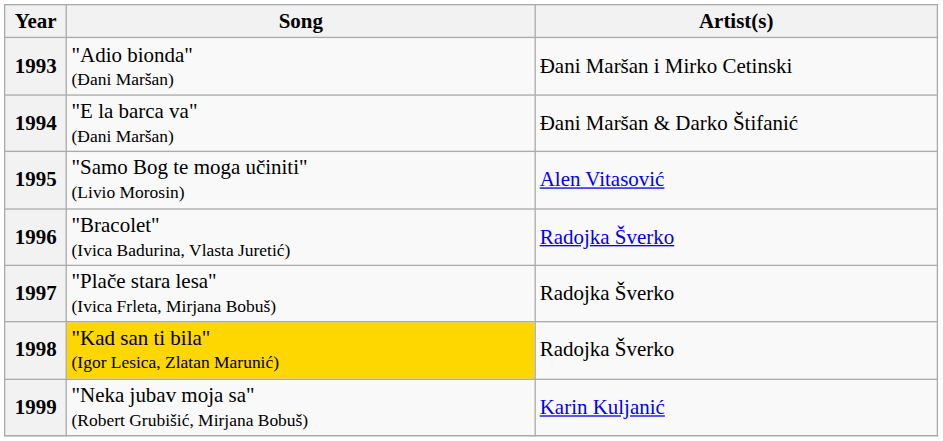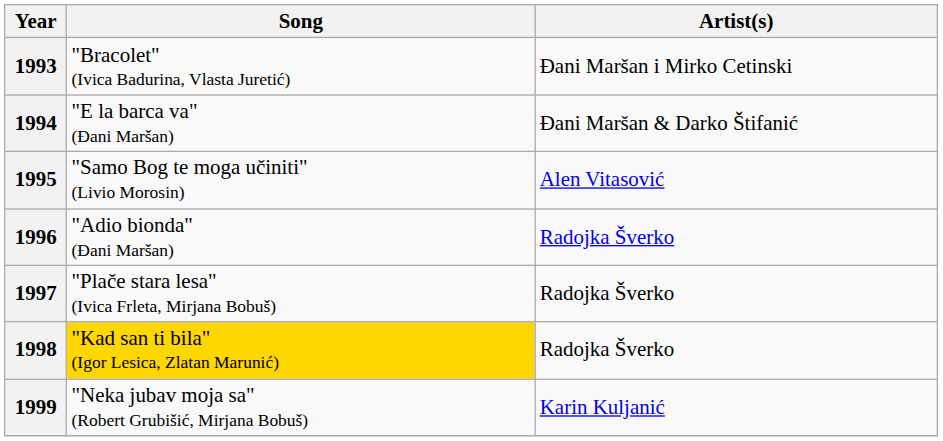(132, 66) "Adio bionda" (Đani Maršan) -> (181, 66) "Bracolet" (Ivica Badurina, Vlasta Juretić)
(181, 236) "Bracolet" (Ivica Badurina, Vlasta Juretić) -> (132, 236) "Adio bionda" (Đani Maršan)
